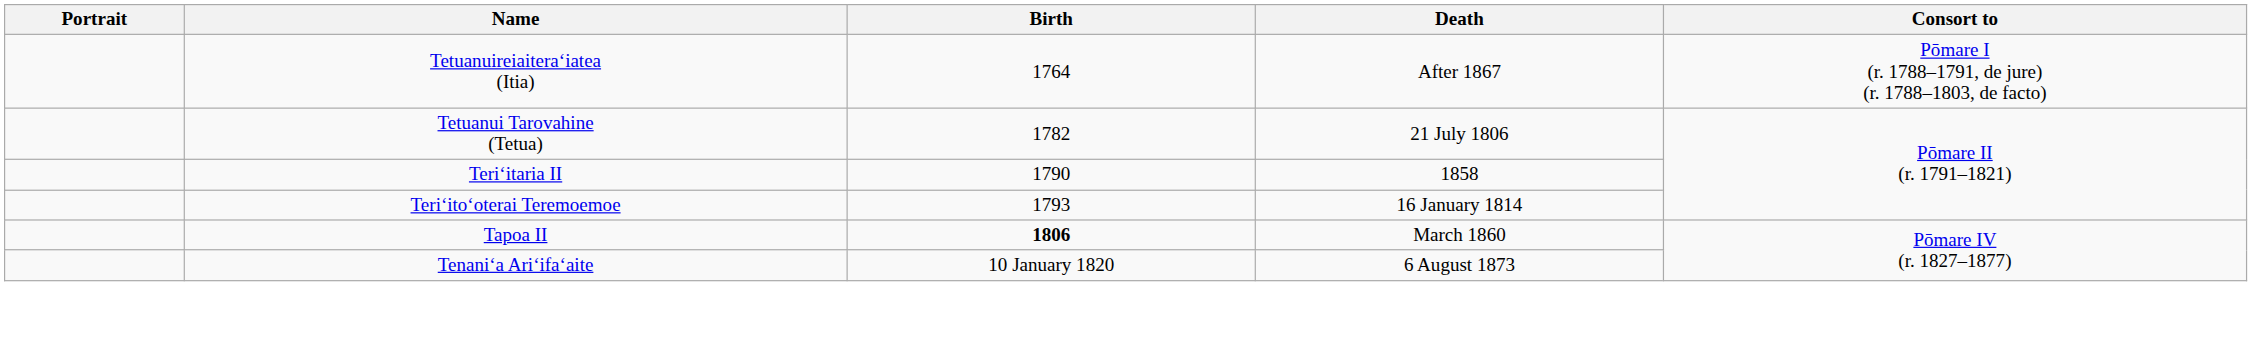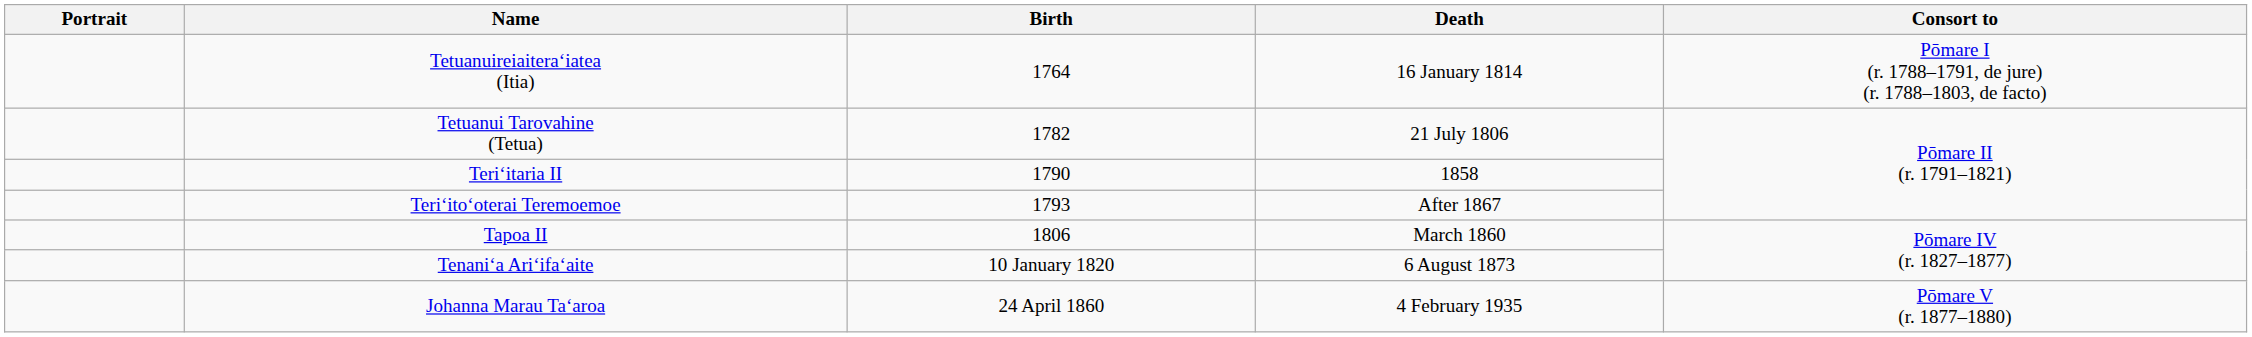(1459, 71) After 1867 -> (1459, 71) 16 January 1814
(1459, 204) 16 January 1814 -> (1459, 204) After 1867
(1051, 234) bold -> (1051, 234) normal
+ row: (516, 305)
